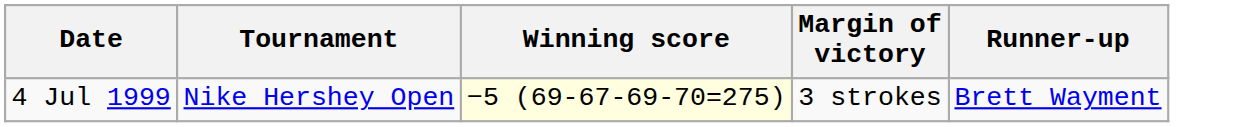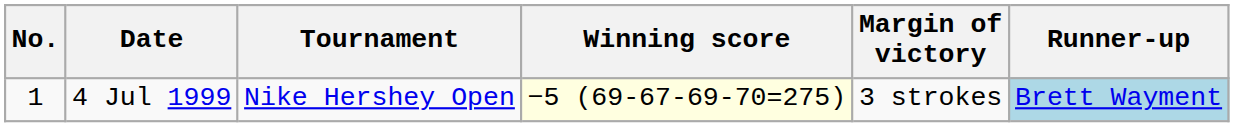+ column: (35, 42)
(1058, 100) no background -> (1119, 100) lightblue background
